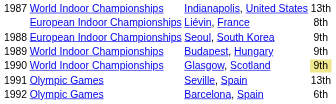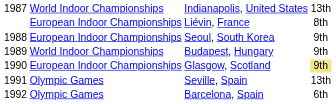(97, 66) World Indoor Championships -> (106, 66) European Indoor Championships
